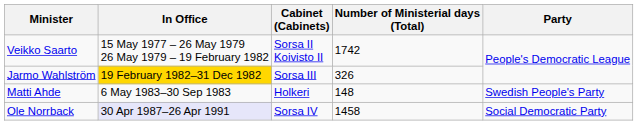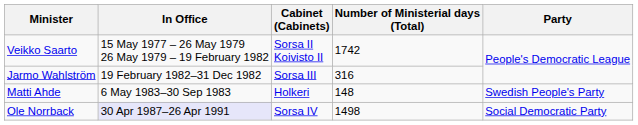(181, 75) gold background -> (181, 75) no background
(344, 75) 326 -> (344, 75) 316
(347, 111) 1458 -> (347, 111) 1498
